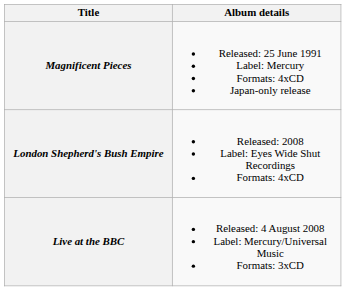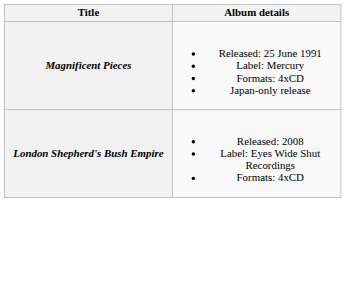- row: (88, 241)
